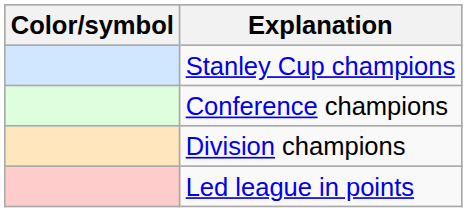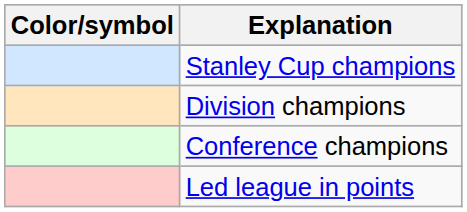rows swapped: (317, 106) <-> (296, 147)
